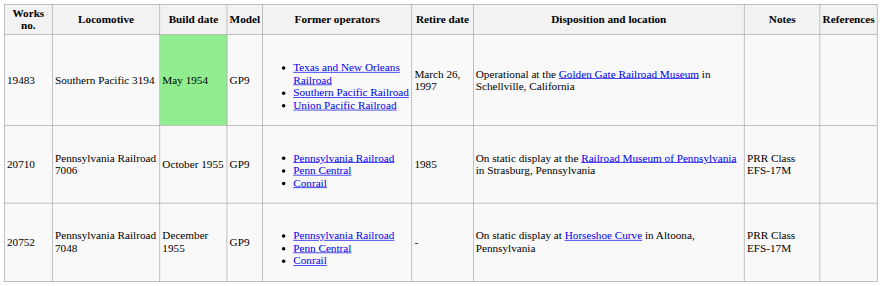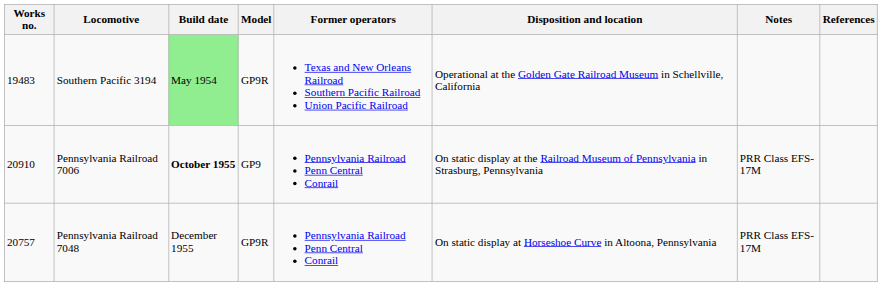- column: (442, 19)
(240, 80) GP9 -> (255, 80) GP9R
(21, 164) 20710 -> (21, 164) 20910
(193, 164) normal -> (203, 164) bold
(21, 242) 20752 -> (21, 242) 20757
(240, 242) GP9 -> (255, 242) GP9R
